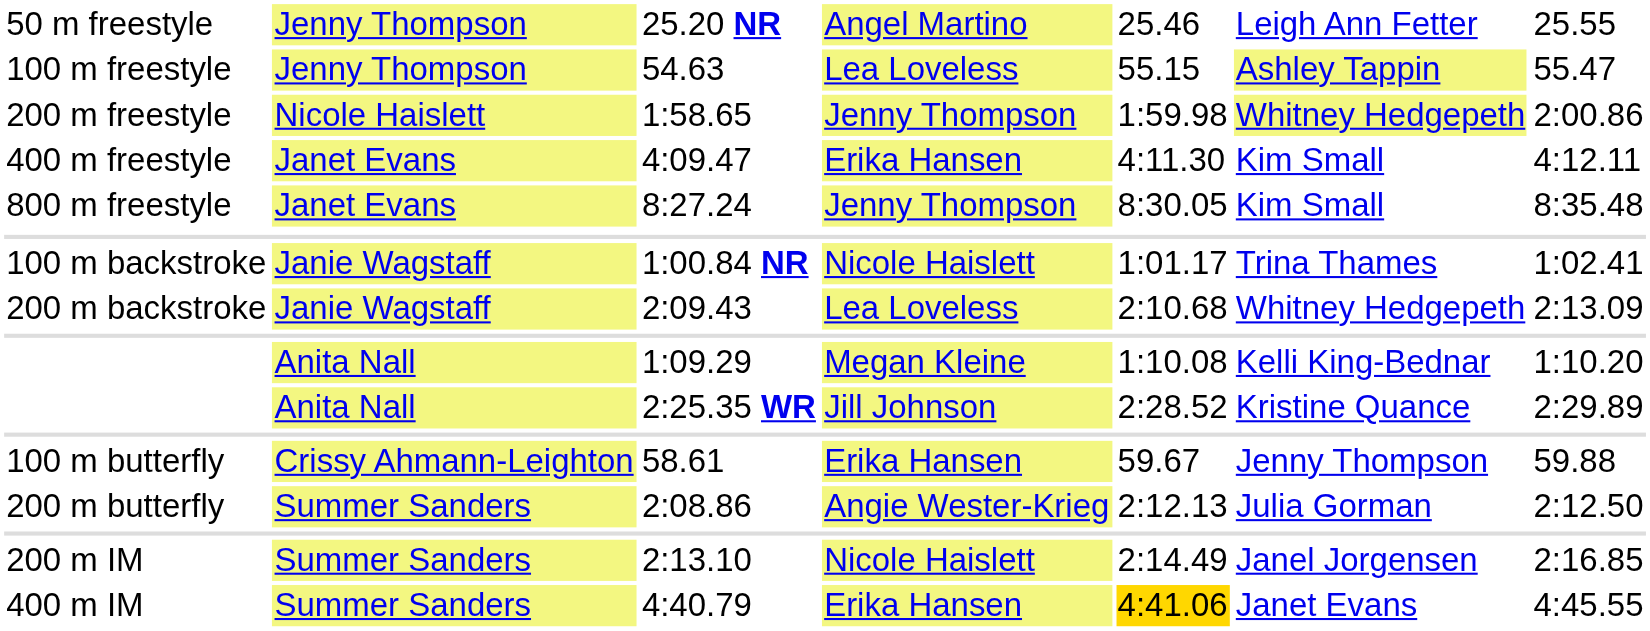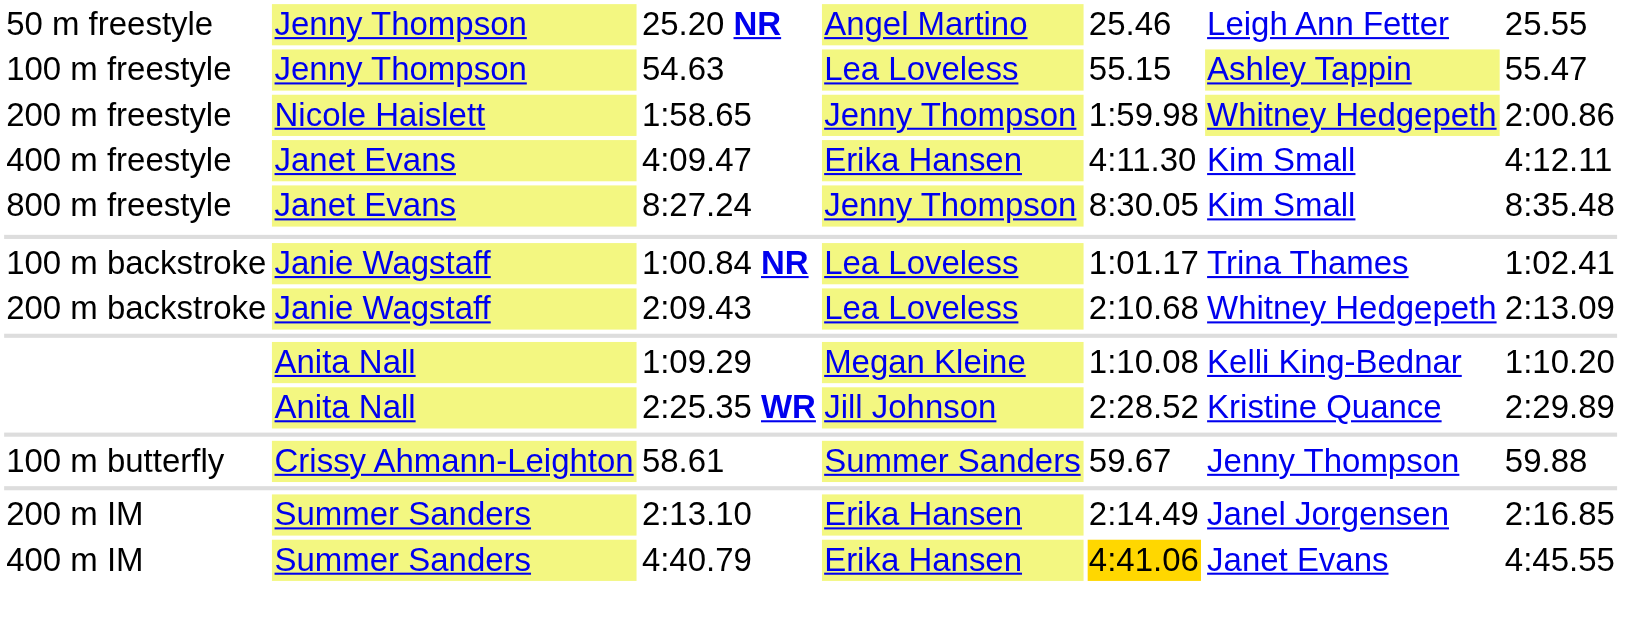(929, 263) Nicole Haislett -> (921, 263) Lea Loveless
(923, 460) Erika Hansen -> (952, 460) Summer Sanders
- row: (115, 506)
(929, 559) Nicole Haislett -> (923, 514) Erika Hansen
